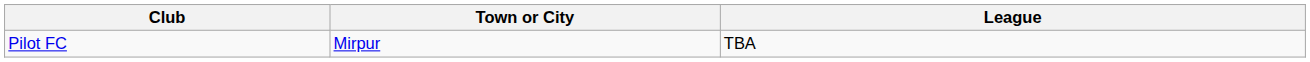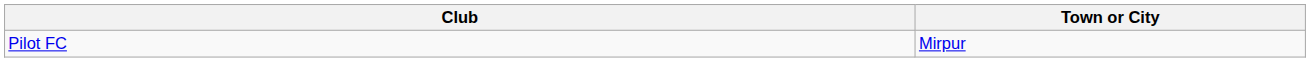- column: (1013, 17)
